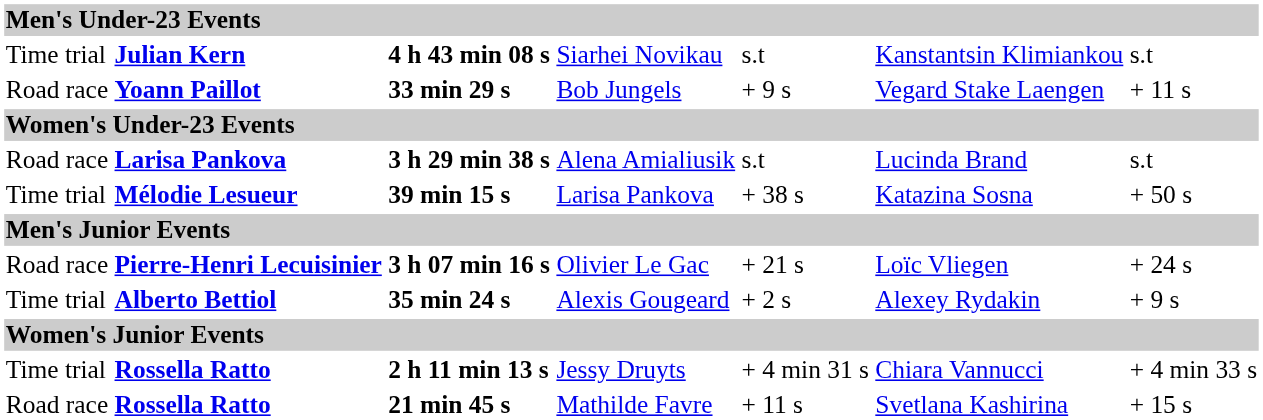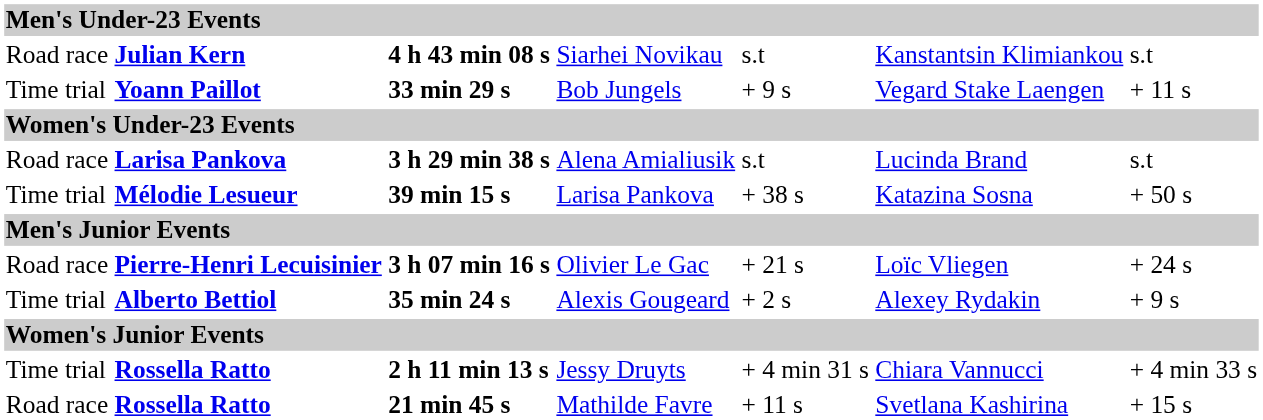(56, 54) Time trial -> (57, 54) Road race
(57, 89) Road race -> (56, 89) Time trial
